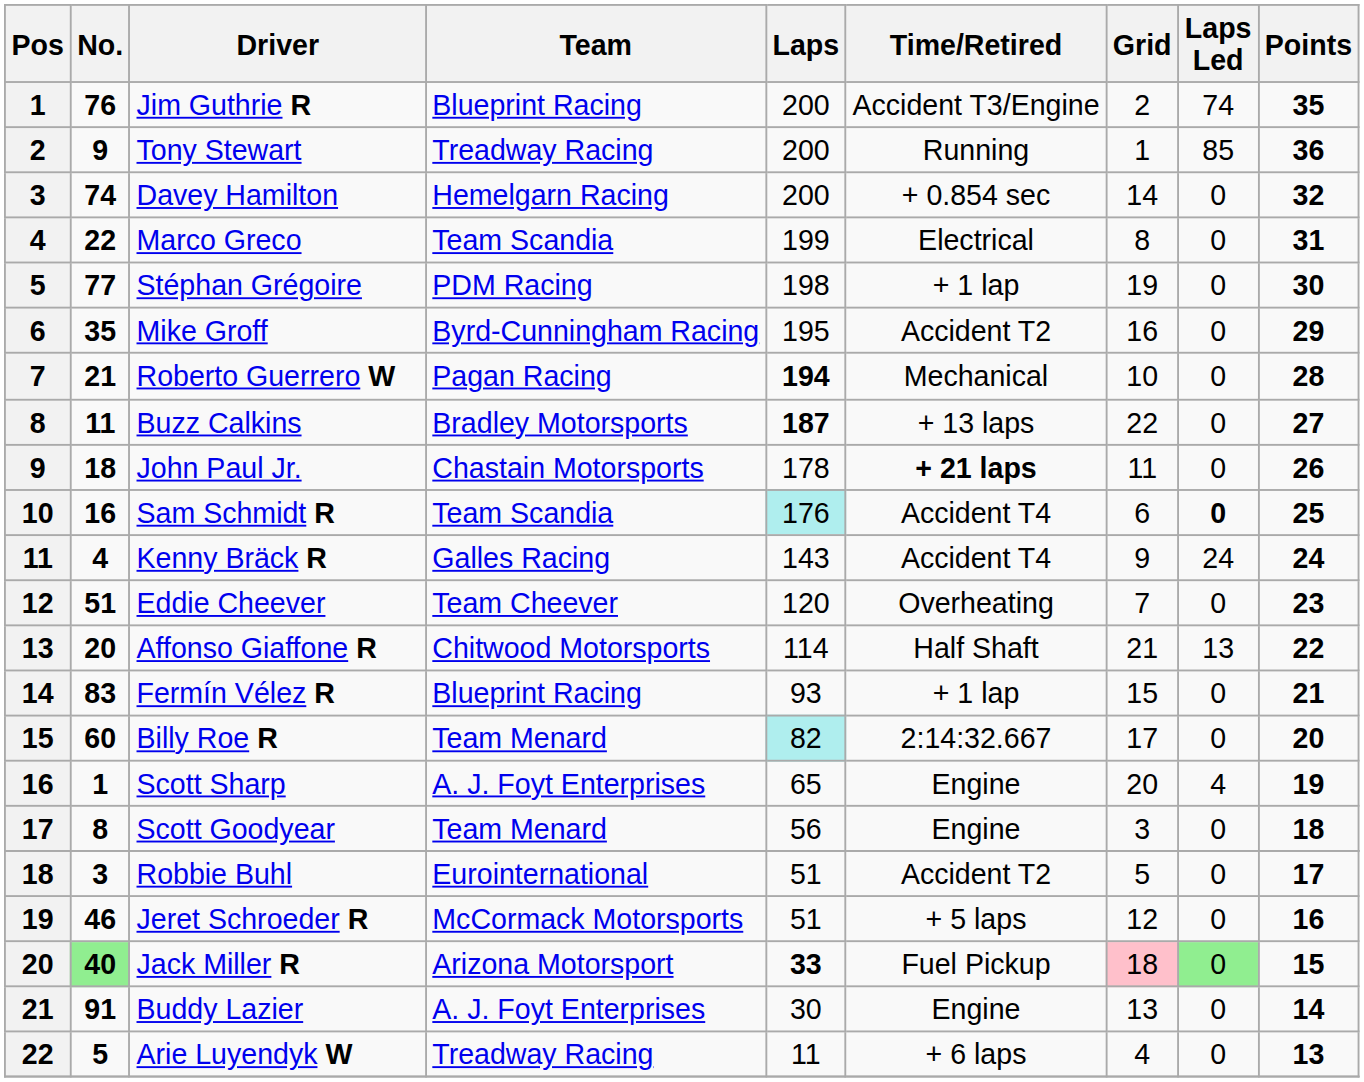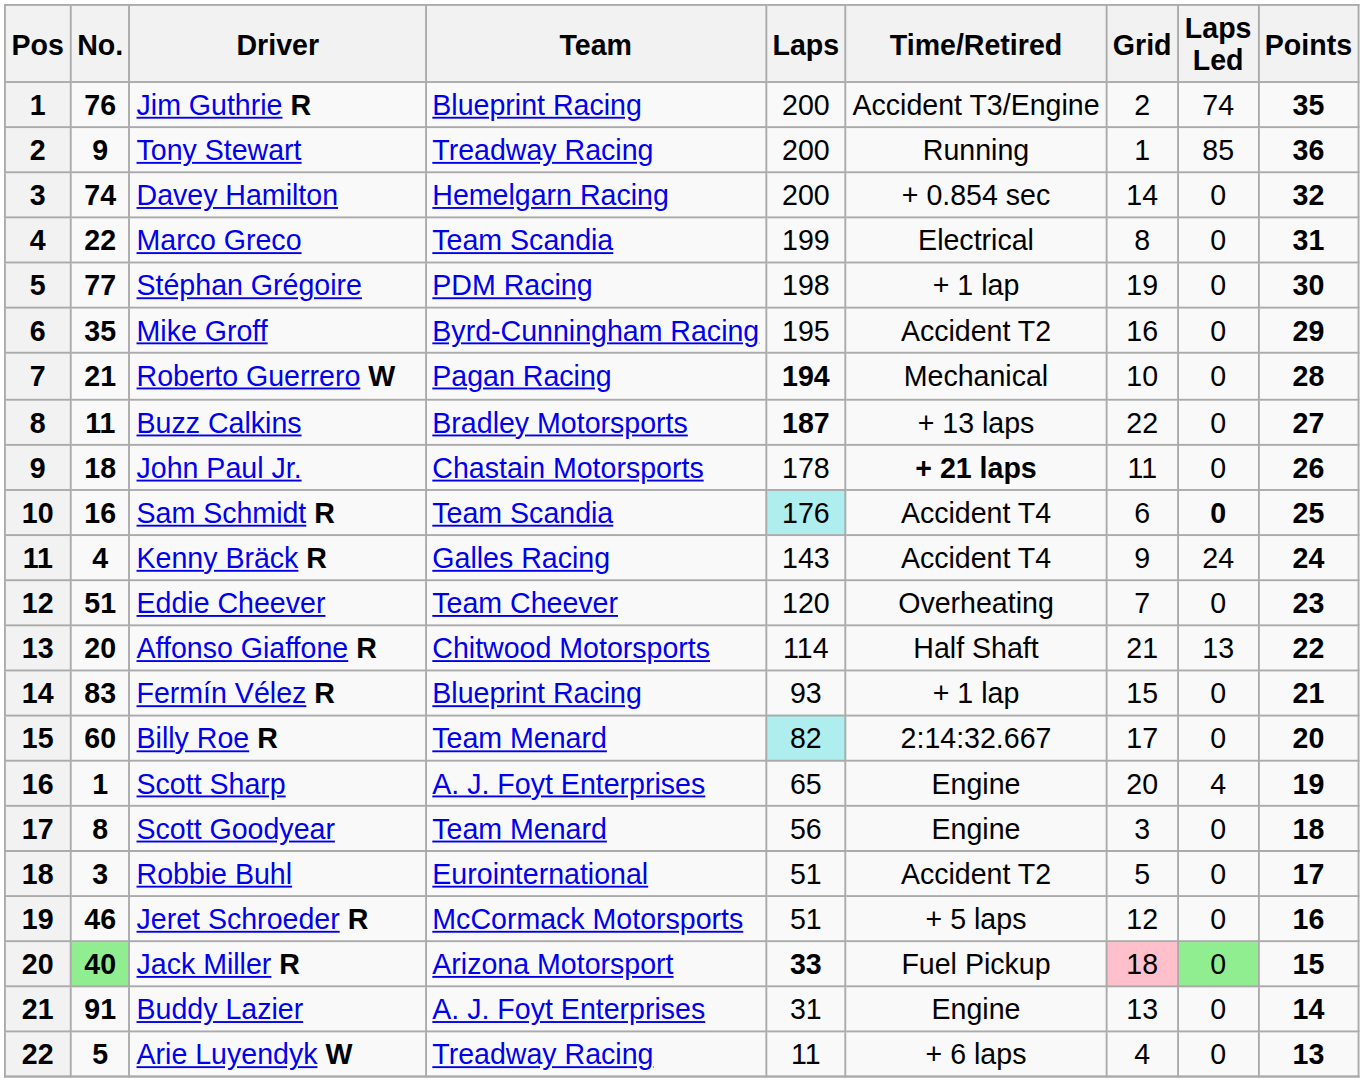(806, 1010) 30 -> (806, 1010) 31
